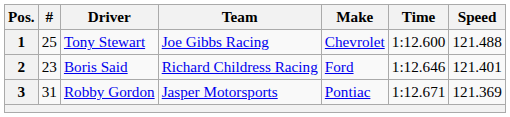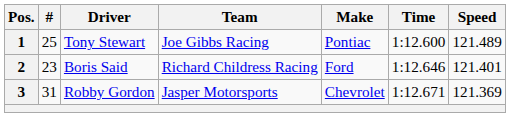(355, 42) Chevrolet -> (348, 42) Pontiac
(477, 42) 121.488 -> (477, 42) 121.489
(348, 92) Pontiac -> (355, 92) Chevrolet
